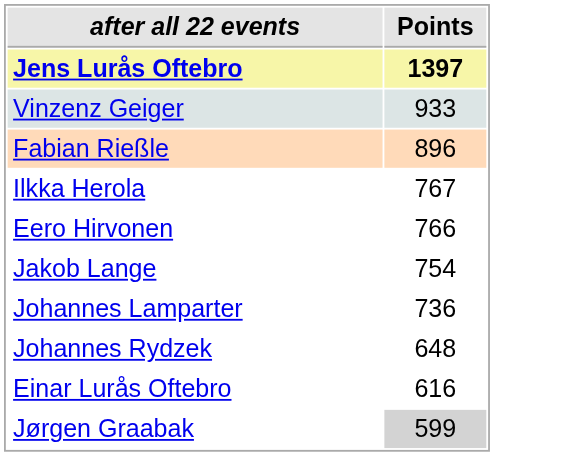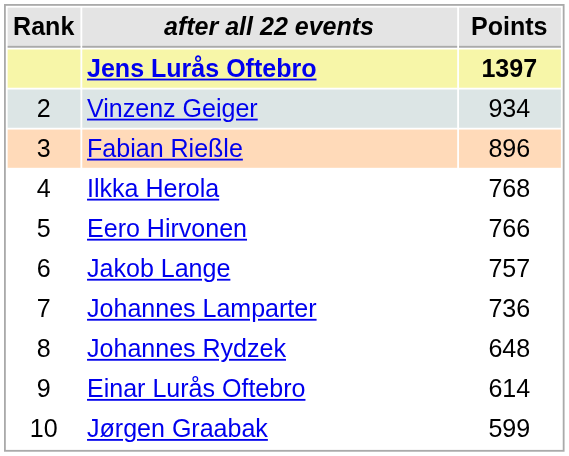+ column: (44, 27)
(435, 109) 933 -> (509, 109) 934
(435, 189) 767 -> (509, 189) 768
(435, 269) 754 -> (509, 269) 757
(435, 389) 616 -> (509, 389) 614
(435, 429) lightgrey background -> (509, 429) no background
